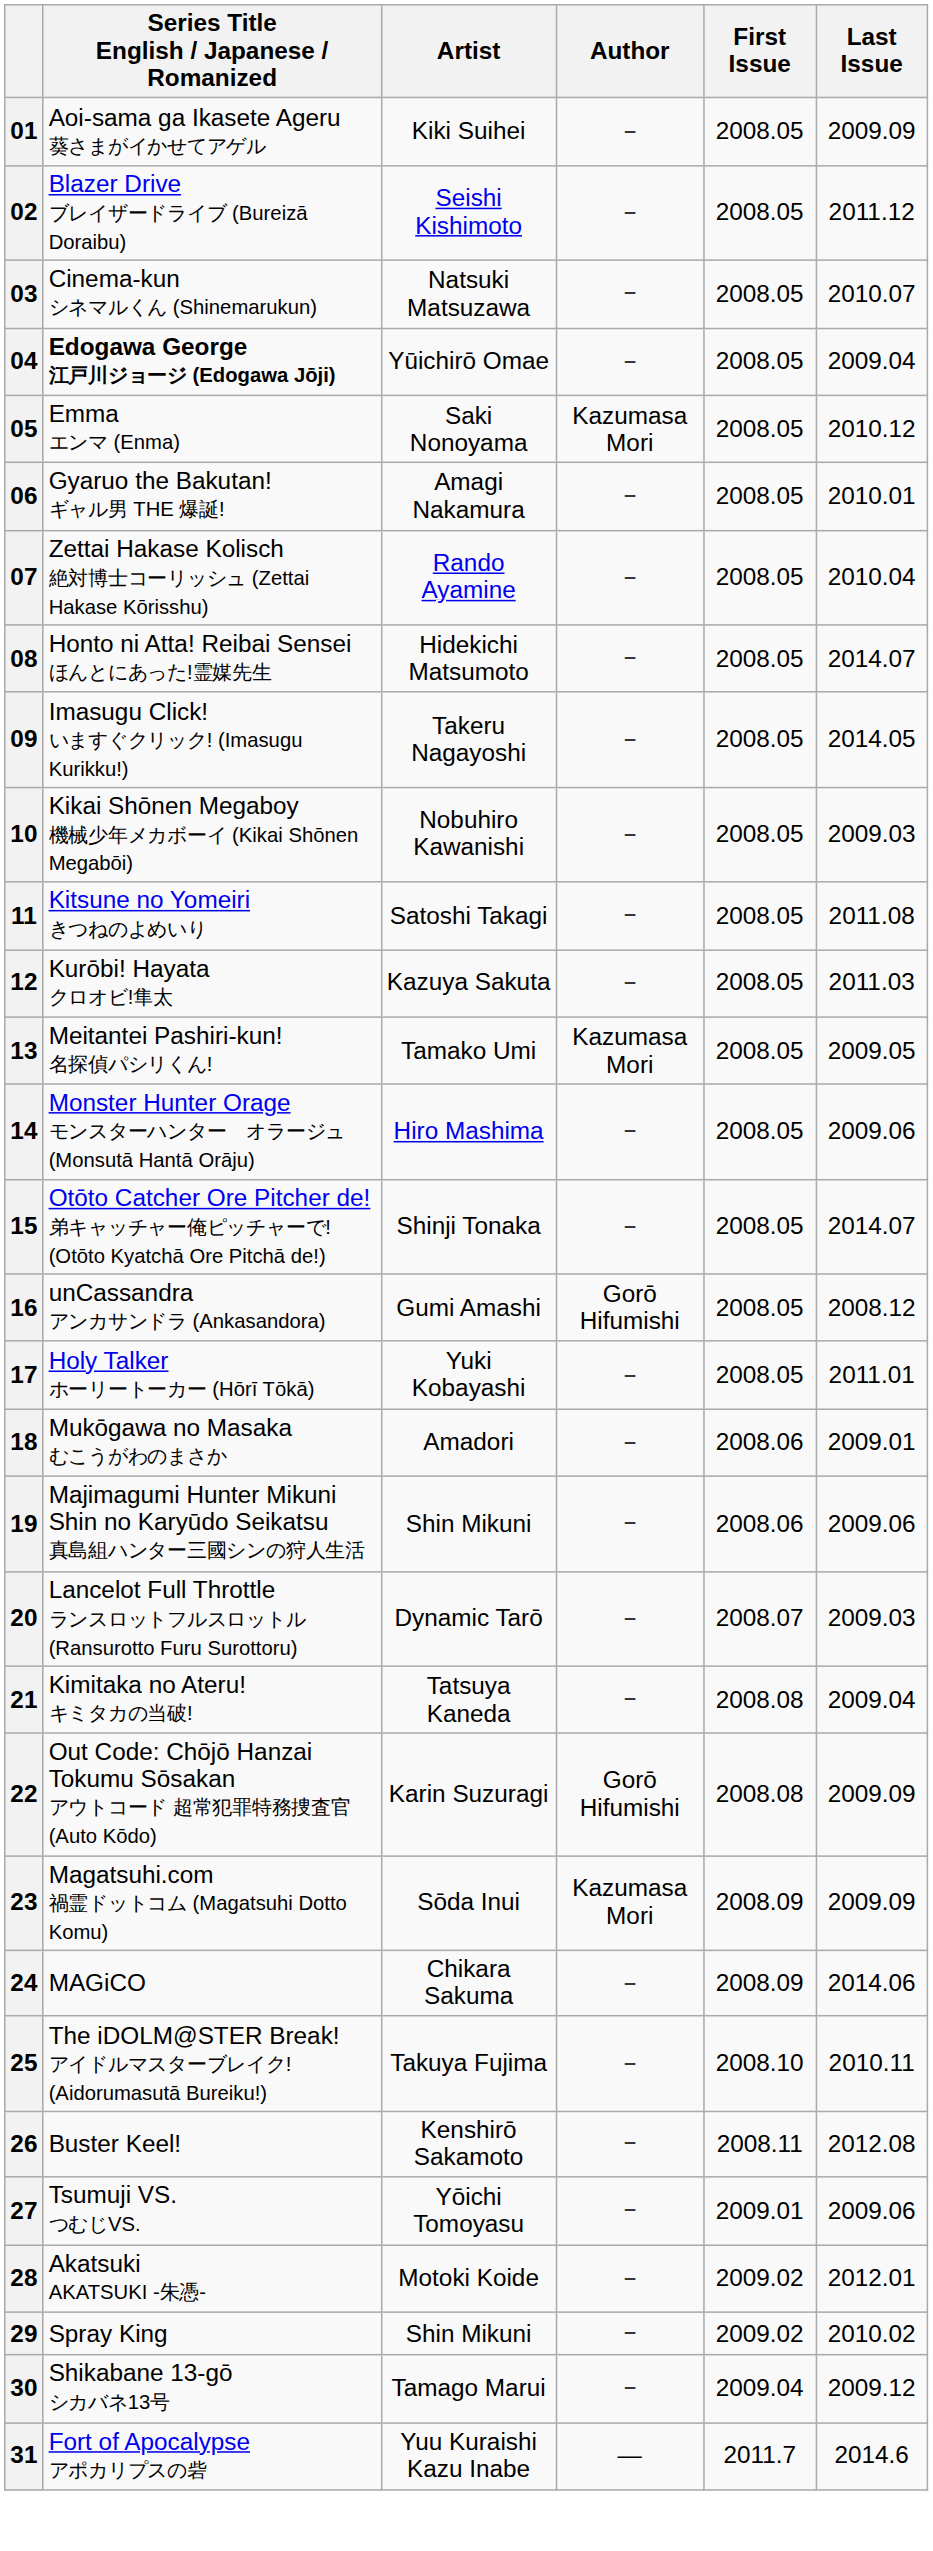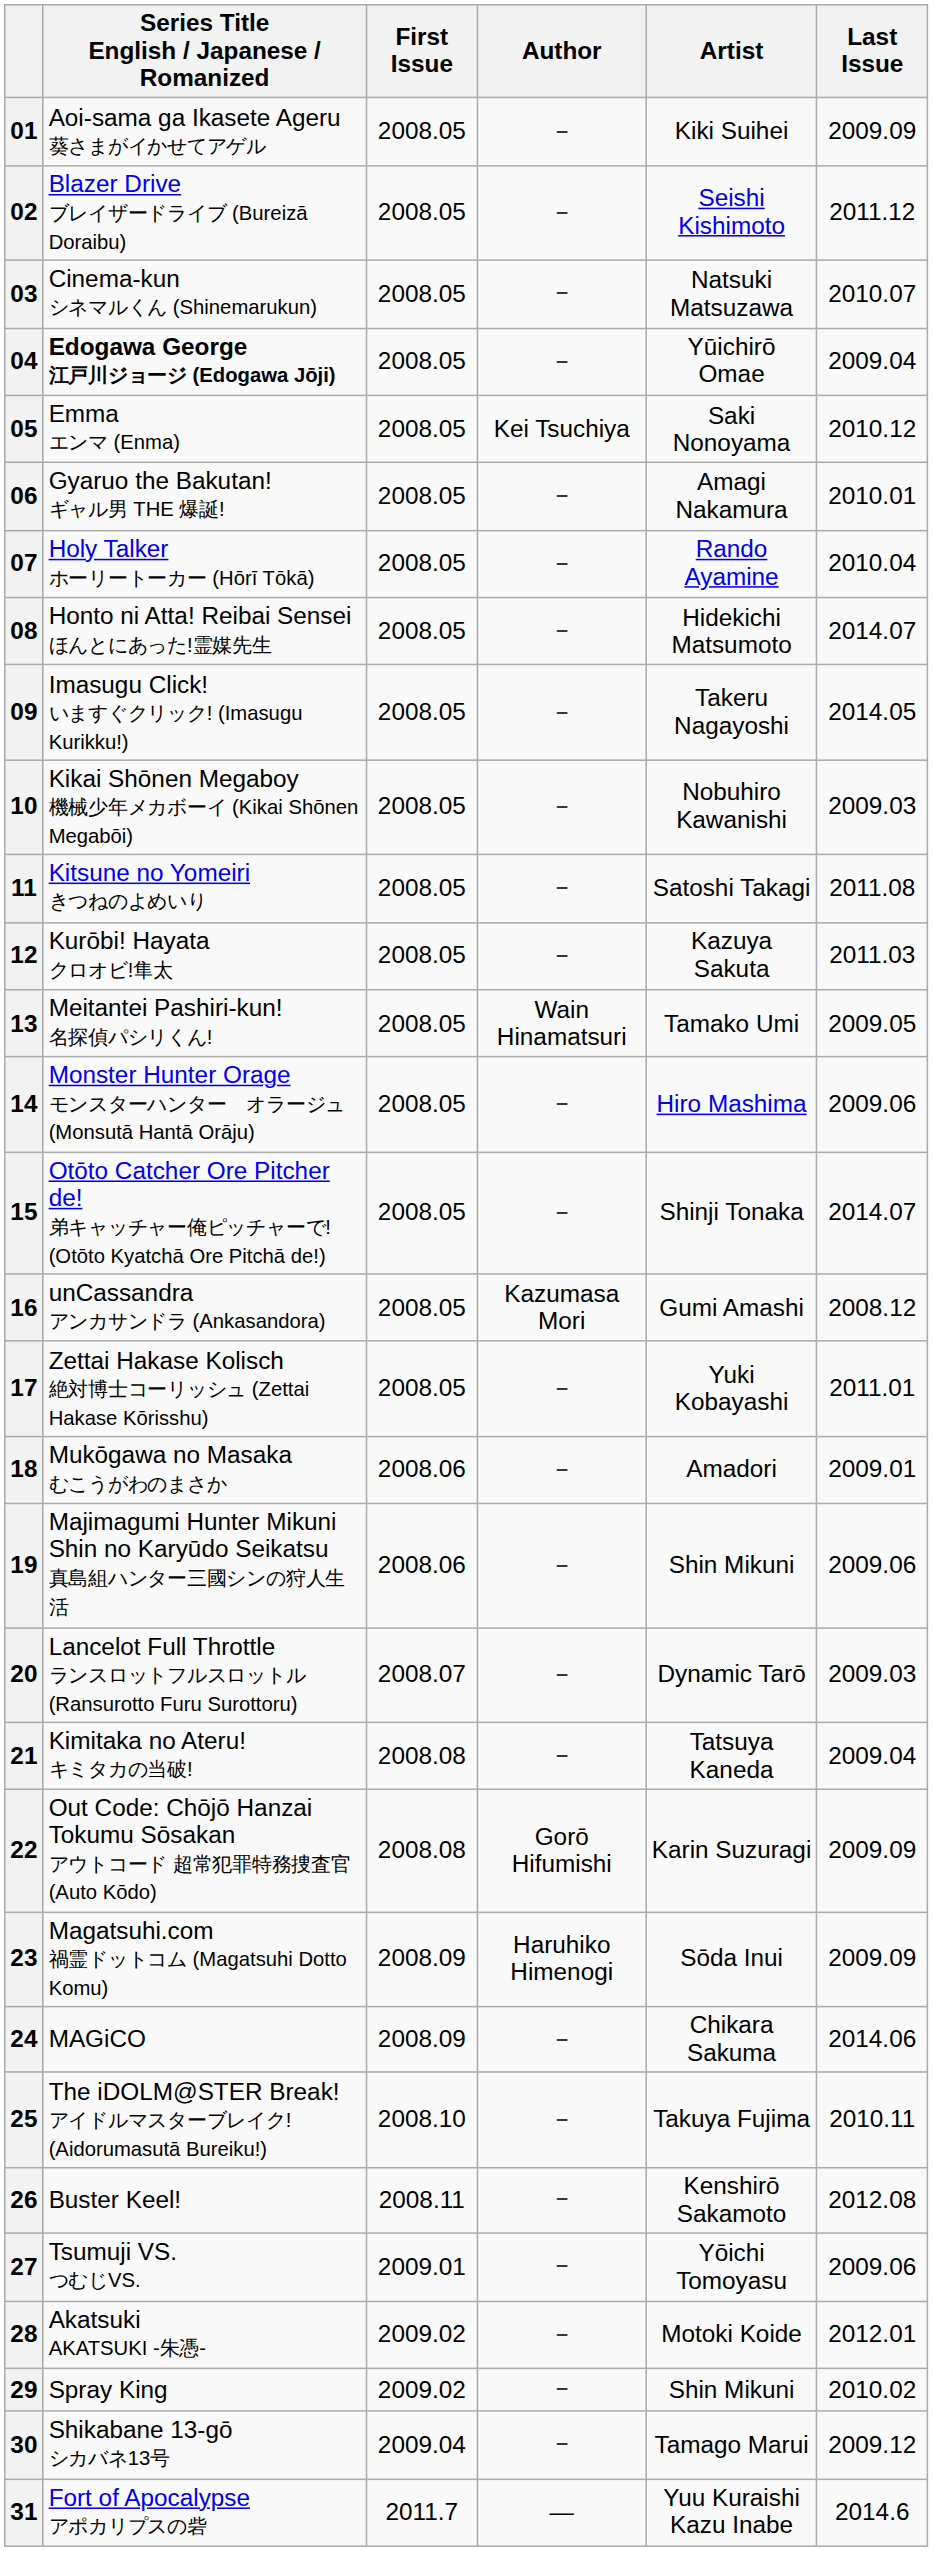columns swapped: (469, 51) <-> (760, 51)
(630, 428) Kazumasa Mori -> (562, 428) Kei Tsuchiya
(179, 577) Zettai Hakase Kolisch 絶対博士コーリッシュ (Zettai Hakase Kōrisshu) -> (182, 562) Holy Talker ホーリートーカー (Hōrī Tōkā)
(630, 1050) Kazumasa Mori -> (562, 1022) Wain Hinamatsuri
(630, 1307) Gorō Hifumishi -> (562, 1307) Kazumasa Mori
(182, 1374) Holy Talker ホーリートーカー (Hōrī Tōkā) -> (179, 1388) Zettai Hakase Kolisch 絶対博士コーリッシュ (Zettai Hakase Kōrisshu)
(630, 1902) Kazumasa Mori -> (562, 1958) Haruhiko Himenogi
